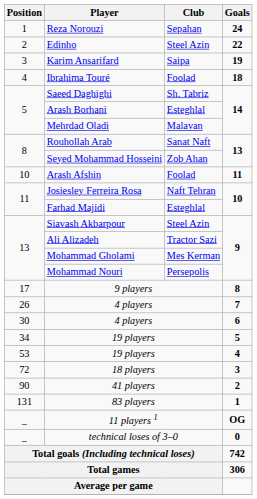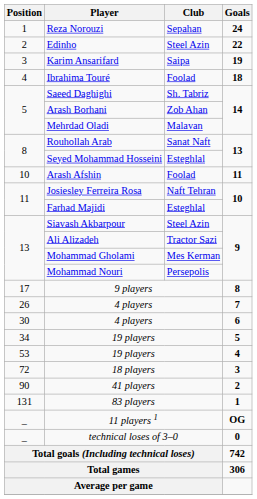(186, 110) Esteghlal -> (187, 110) Zob Ahan
(187, 158) Zob Ahan -> (186, 158) Esteghlal
